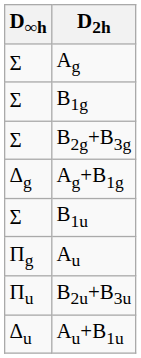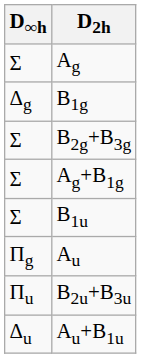(16, 101) Σ -> (21, 101) Δg
(21, 178) Δg -> (16, 178) Σ
